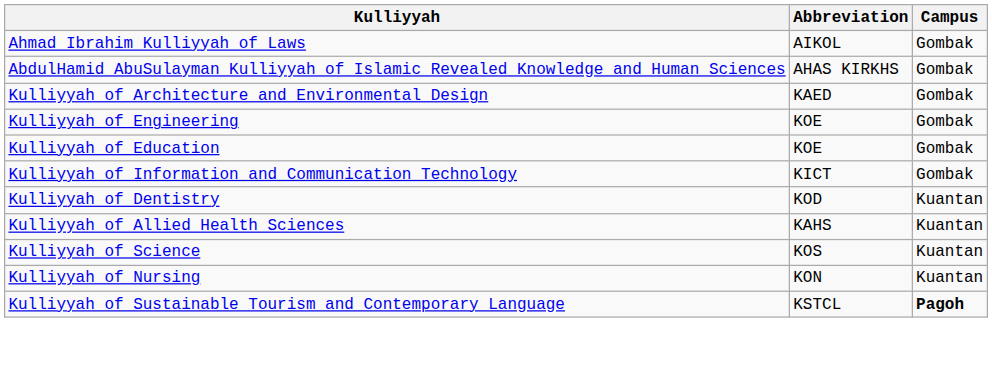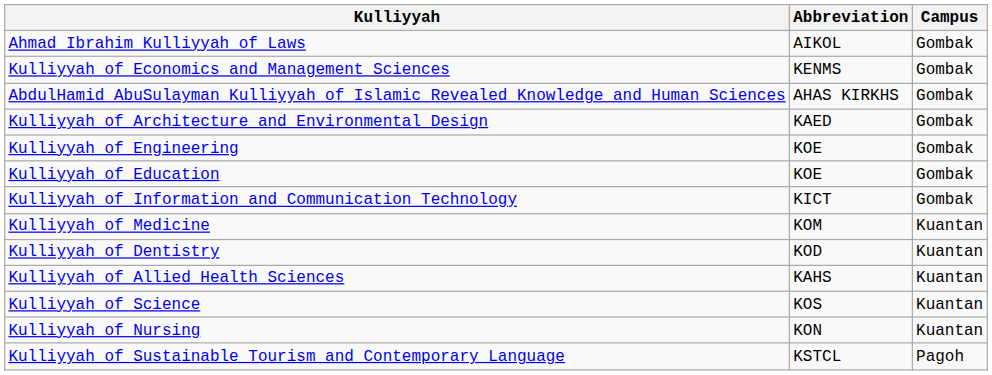+ row: (229, 70)
+ row: (109, 226)
(940, 304) bold -> (940, 356) normal
